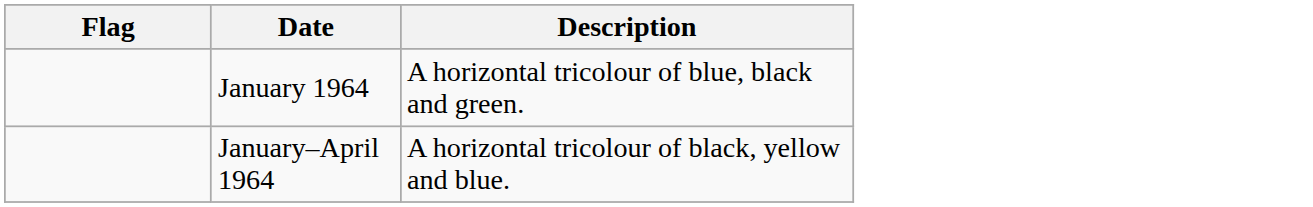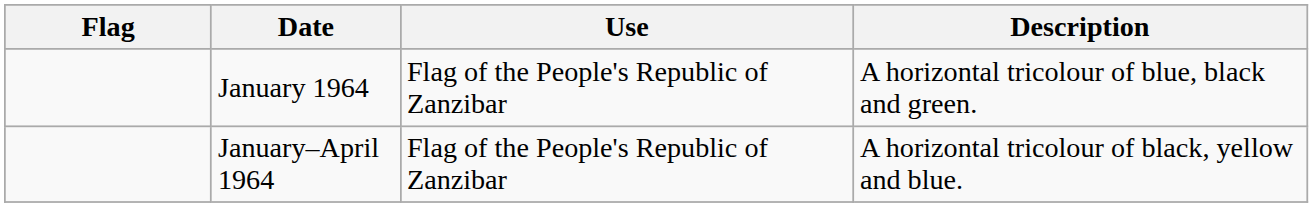+ column: (627, 26)
